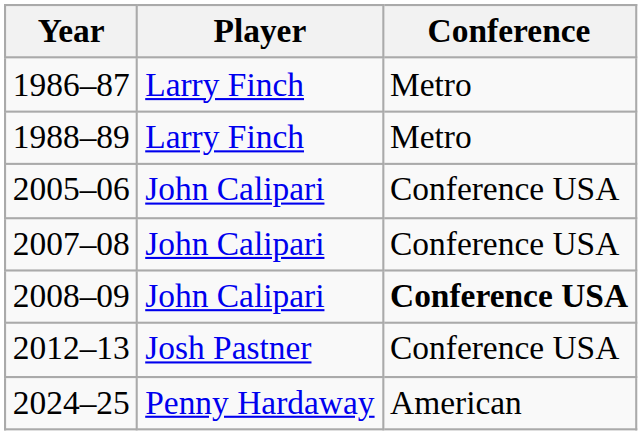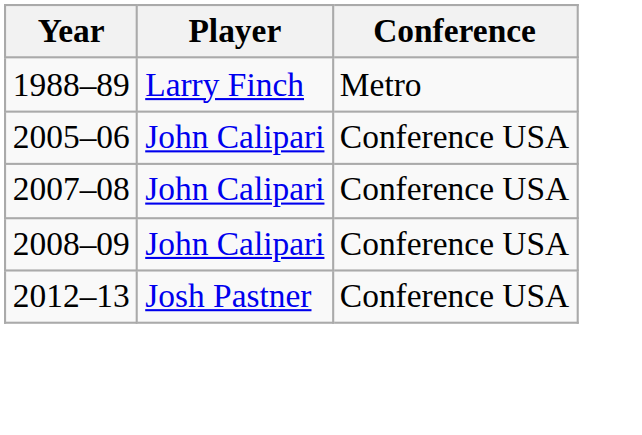- row: (71, 84)
(509, 296) bold -> (455, 243) normal
- row: (71, 402)
